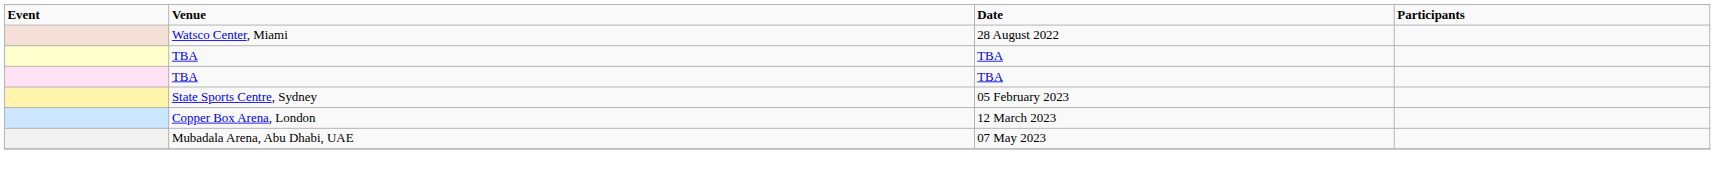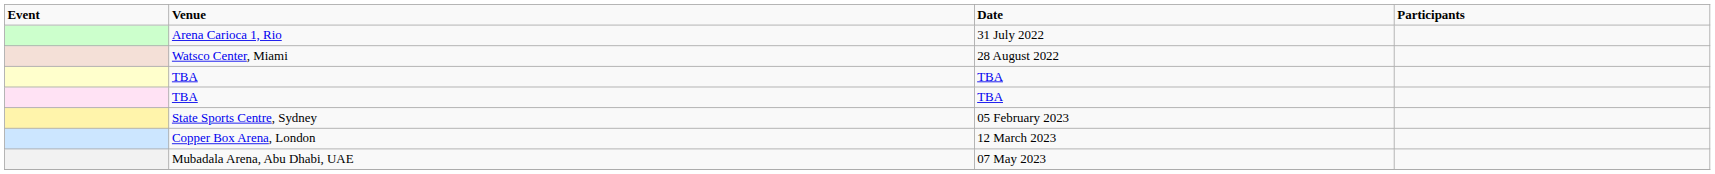+ row: (227, 35)
